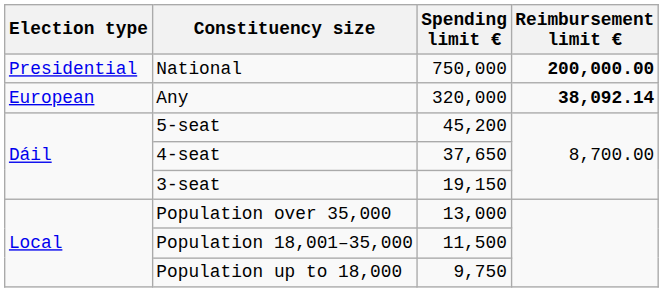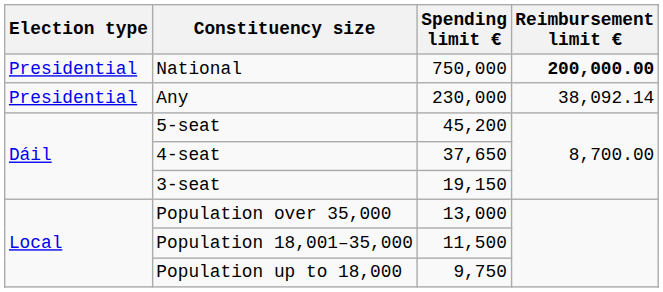(52, 98) European -> (73, 98) Presidential
(469, 98) 320,000 -> (469, 98) 230,000
(606, 98) bold -> (606, 98) normal
